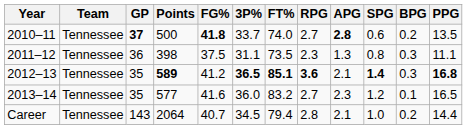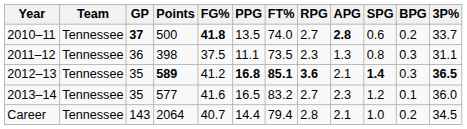columns swapped: (249, 14) <-> (446, 14)
